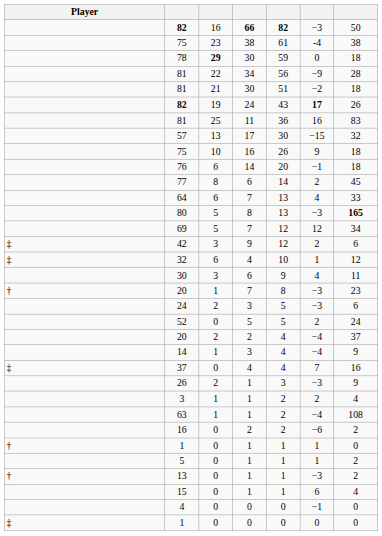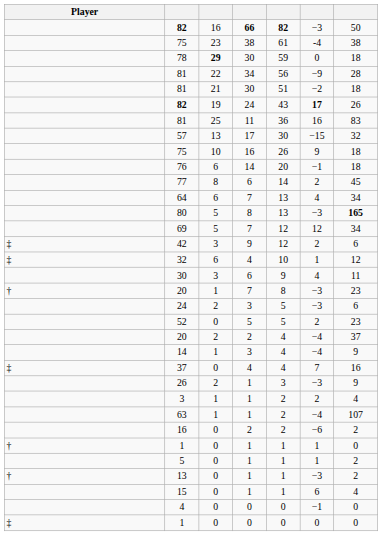(356, 197) 33 -> (356, 197) 34
(356, 321) 24 -> (356, 321) 23
(356, 414) 108 -> (356, 414) 107
